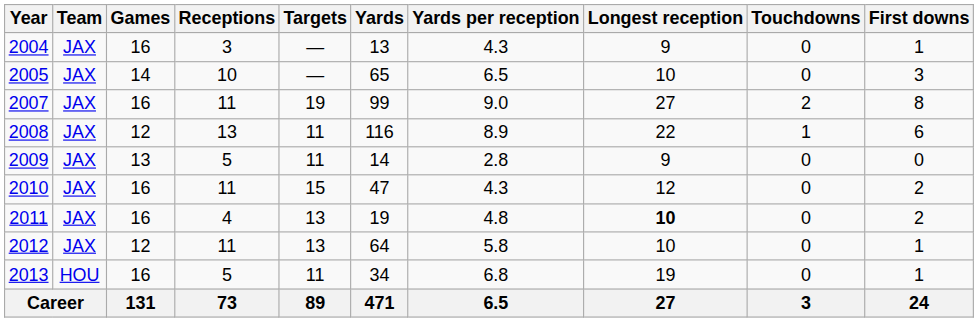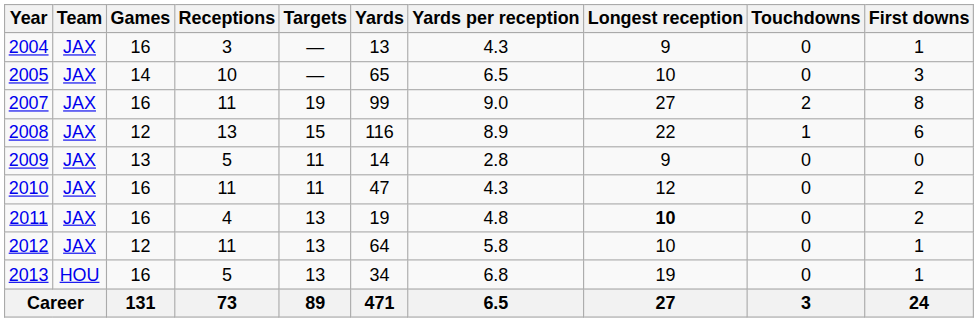(315, 132) 11 -> (315, 132) 15
(315, 189) 15 -> (315, 189) 11
(315, 274) 11 -> (315, 274) 13
